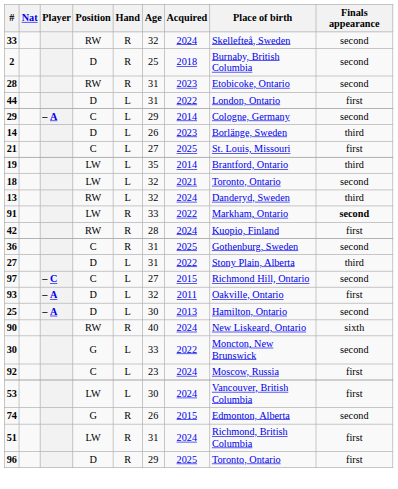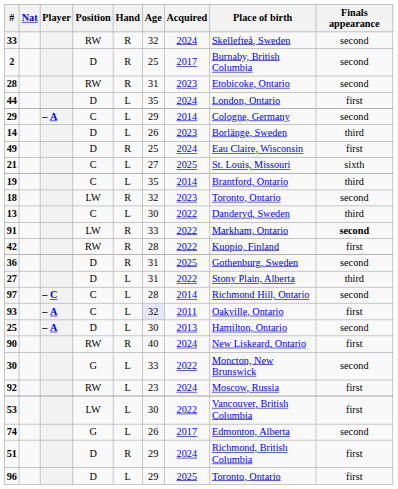(187, 62) 2018 -> (187, 62) 2017
(153, 100) 31 -> (153, 100) 35
(187, 100) 2022 -> (187, 100) 2024
+ row: (12, 149)
(354, 149) first -> (354, 165) sixth
(93, 165) LW -> (93, 181) C
(128, 181) L -> (128, 198) R
(187, 181) 2021 -> (187, 198) 2023
(93, 198) RW -> (93, 214) C
(153, 198) 32 -> (153, 214) 30
(187, 198) 2024 -> (187, 214) 2022
(187, 230) 2024 -> (187, 246) 2022
(93, 246) C -> (93, 263) D
(153, 279) 27 -> (153, 295) 28
(187, 279) 2015 -> (187, 295) 2014
(93, 295) D -> (93, 311) C
(153, 295) no background -> (153, 311) lavender background
(354, 327) sixth -> (354, 344) first
(93, 371) C -> (93, 388) RW
(187, 393) 2024 -> (187, 410) 2022
(128, 415) R -> (128, 432) L
(187, 415) 2015 -> (187, 432) 2017
(93, 437) LW -> (93, 454) D
(153, 437) 31 -> (153, 454) 29
(128, 459) R -> (128, 476) L
